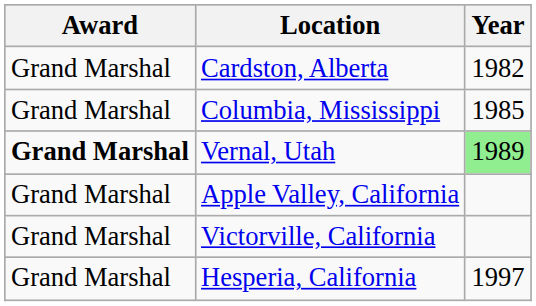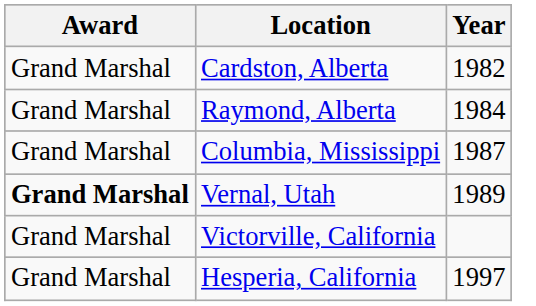+ row: (298, 109)
(498, 109) 1985 -> (479, 151) 1987
(498, 151) lightgreen background -> (479, 194) no background
- row: (330, 194)
